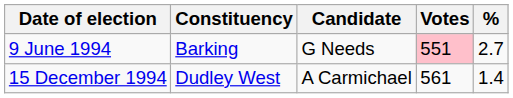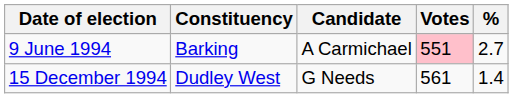(338, 48) G Needs -> (357, 48) A Carmichael
(357, 78) A Carmichael -> (338, 78) G Needs
